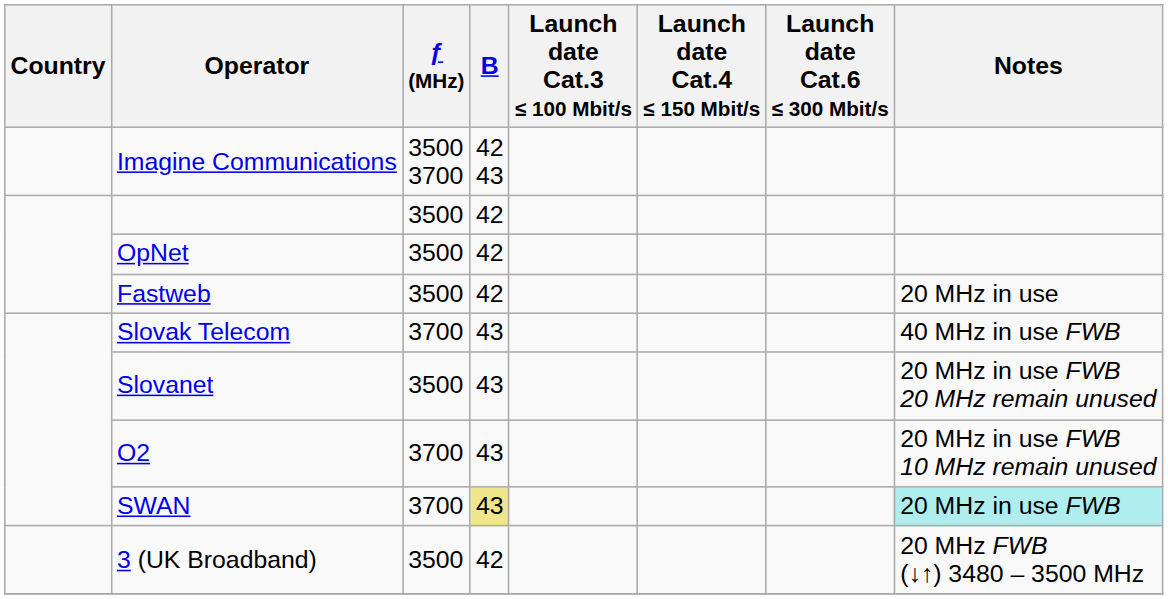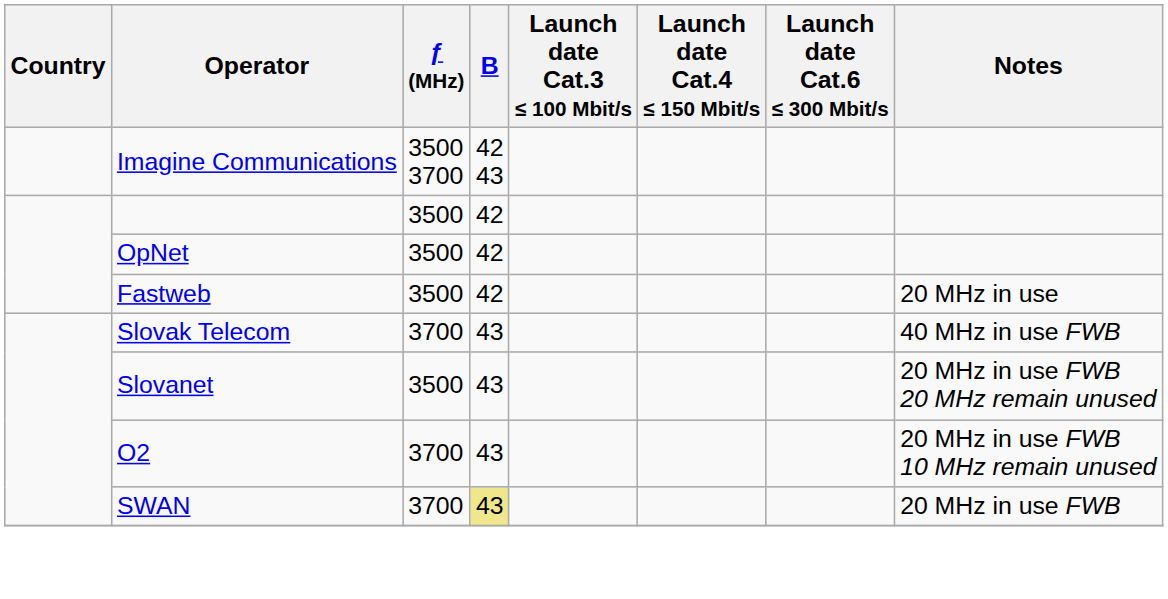(1010, 506) paleturquoise background -> (1010, 506) no background
- row: (217, 559)
